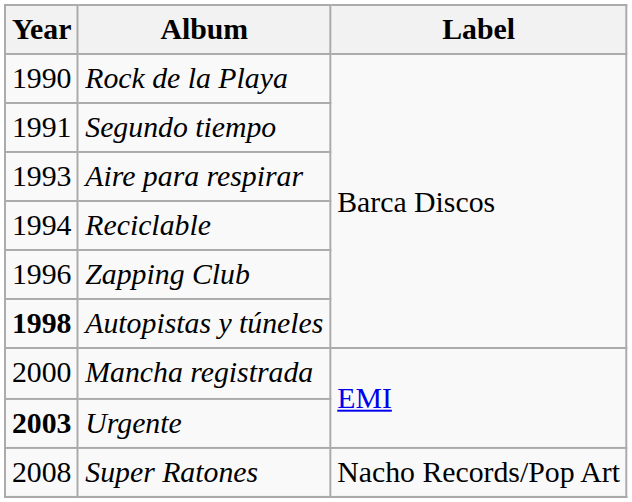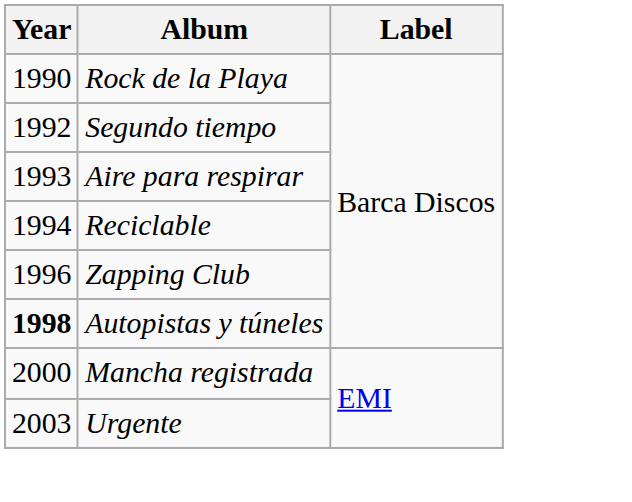(42, 127) 1991 -> (42, 127) 1992
(42, 422) bold -> (42, 422) normal
- row: (172, 471)
